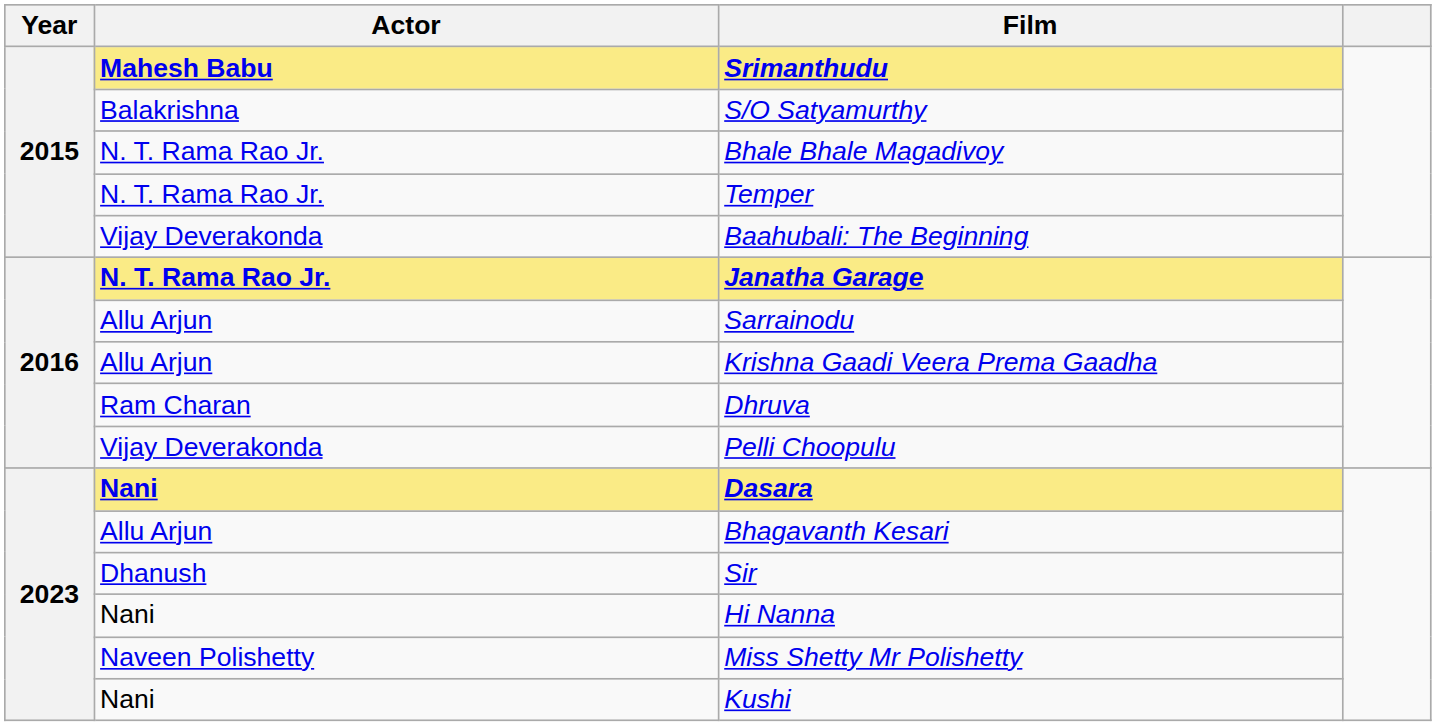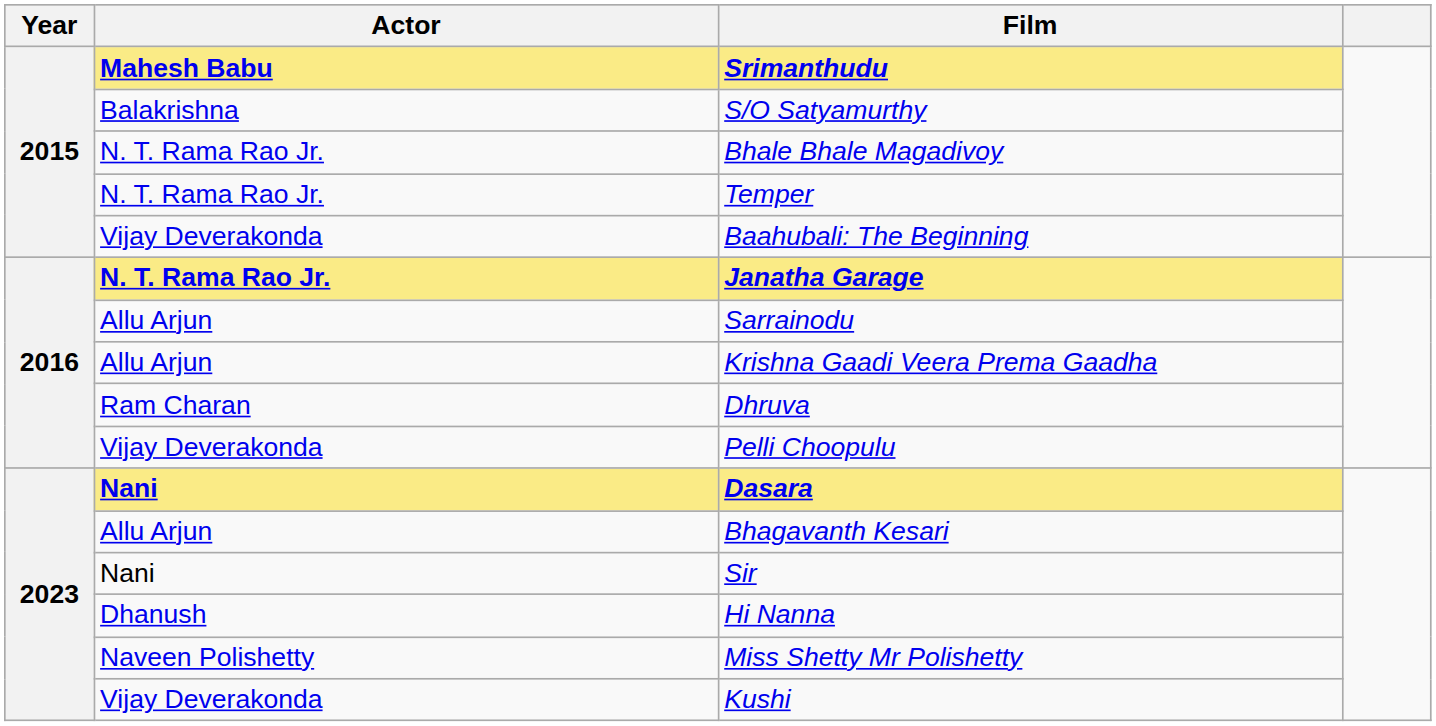(153, 573) Dhanush -> (127, 573) Nani
(127, 615) Nani -> (153, 615) Dhanush
(127, 699) Nani -> (211, 699) Vijay Deverakonda
